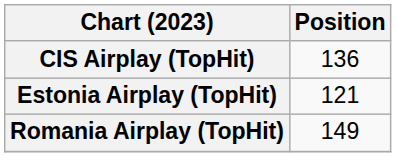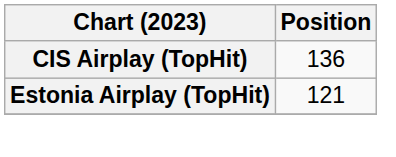- row: (147, 132)
